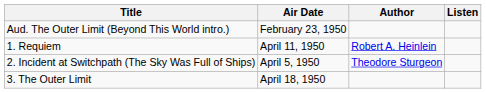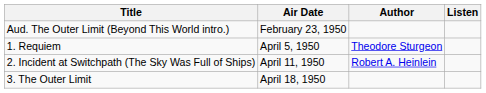(292, 46) April 11, 1950 -> (290, 46) April 5, 1950
(394, 46) Robert A. Heinlein -> (397, 46) Theodore Sturgeon
(290, 63) April 5, 1950 -> (292, 63) April 11, 1950
(397, 63) Theodore Sturgeon -> (394, 63) Robert A. Heinlein
